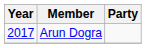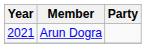(21, 33) 2017 -> (21, 33) 2021
